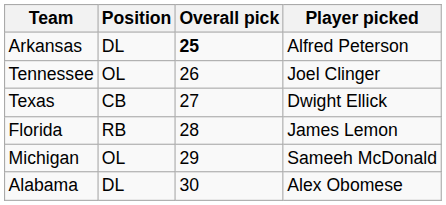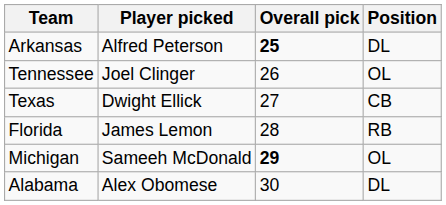columns swapped: (362, 18) <-> (137, 18)
(189, 158) normal -> (269, 158) bold
